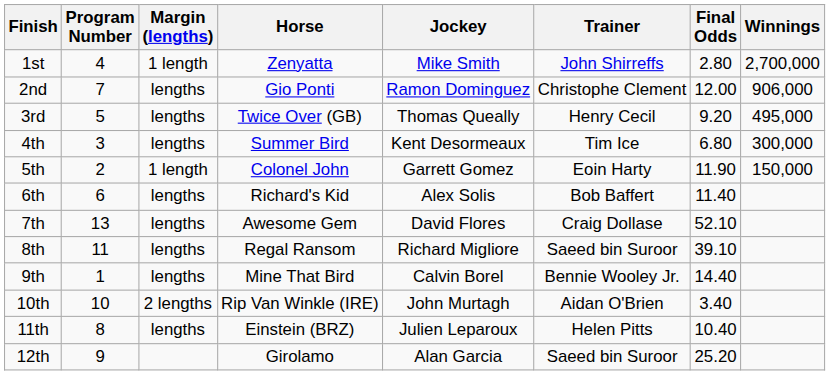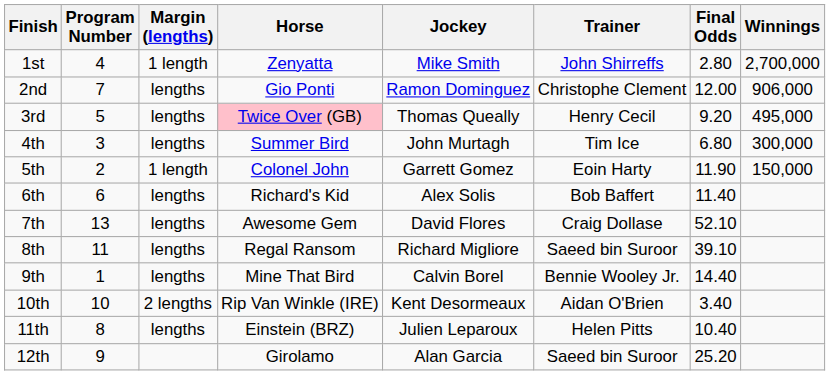(300, 116) no background -> (300, 116) pink background
(458, 143) Kent Desormeaux -> (458, 143) John Murtagh
(458, 303) John Murtagh -> (458, 303) Kent Desormeaux
